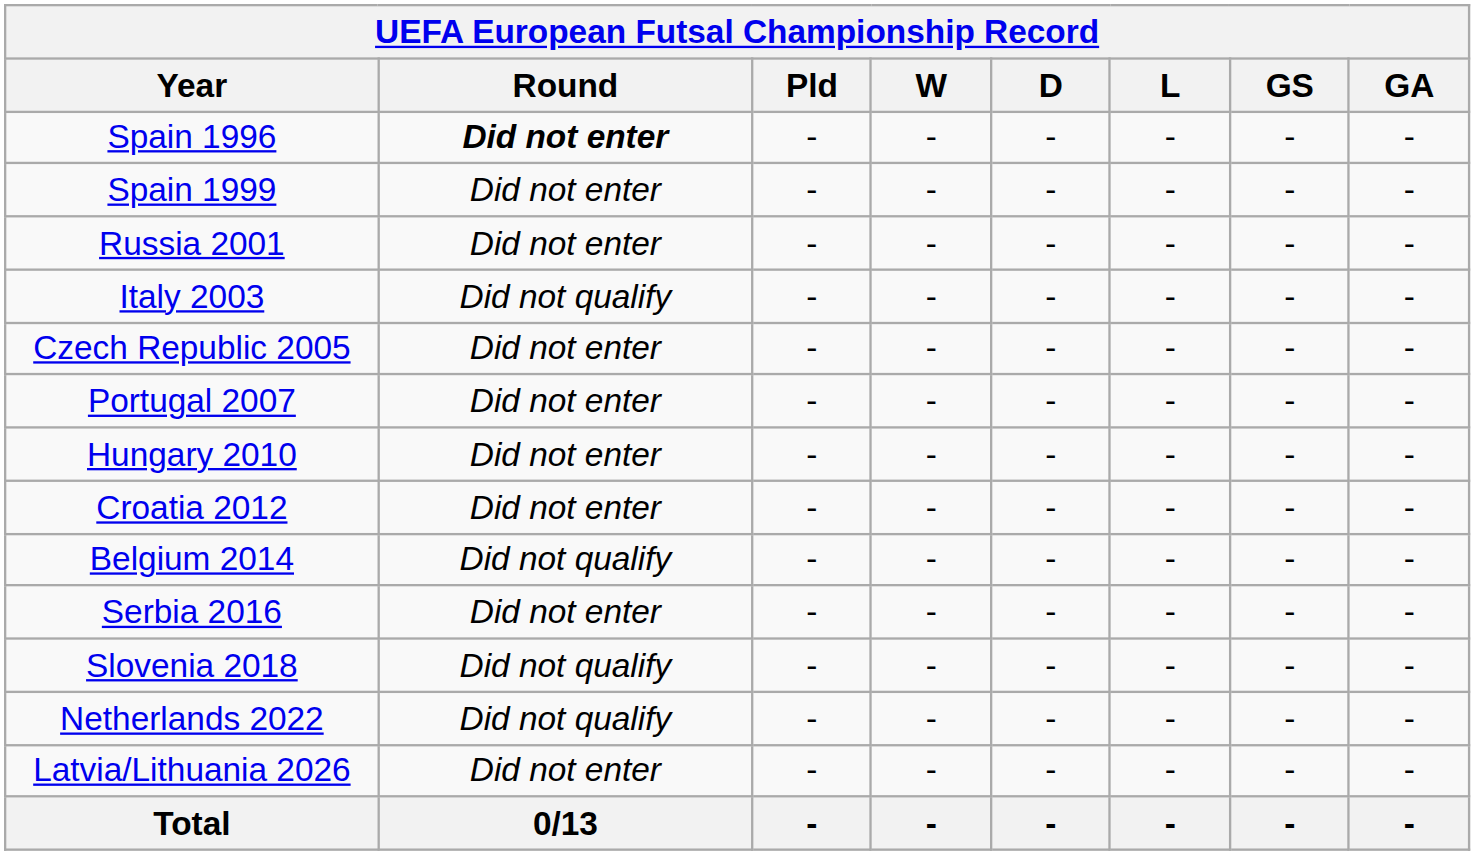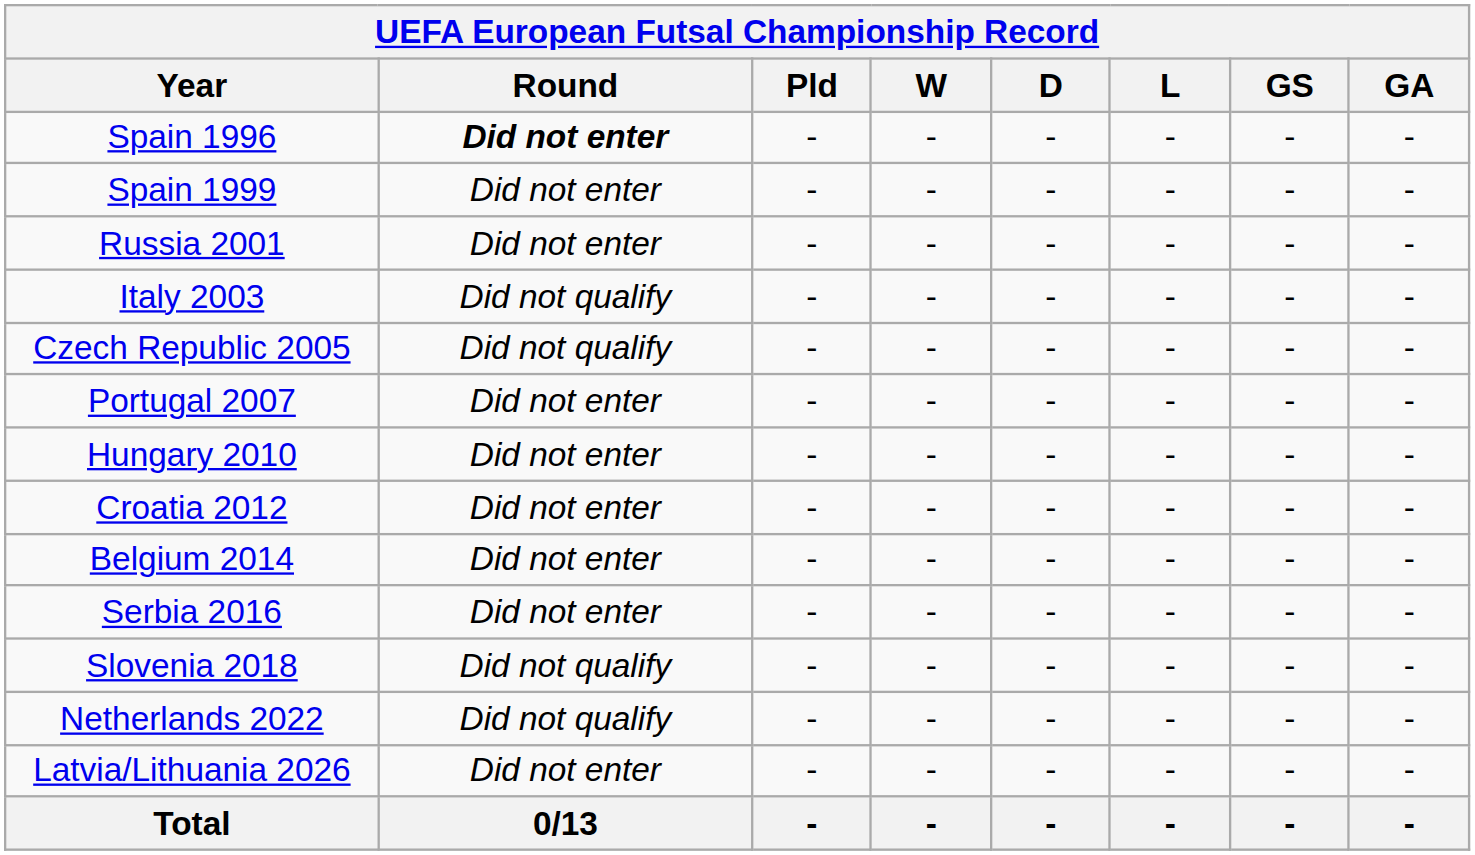(565, 349) Did not enter -> (565, 349) Did not qualify
(565, 560) Did not qualify -> (565, 560) Did not enter
